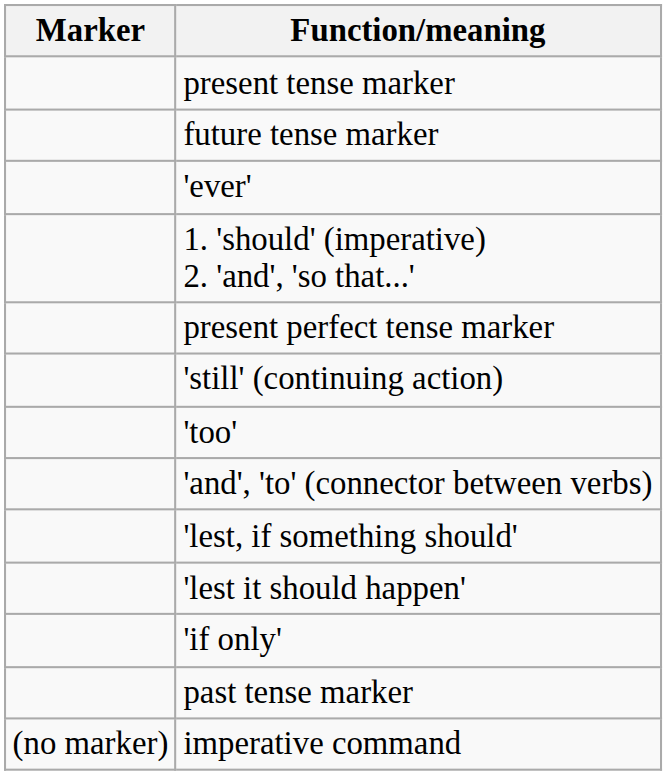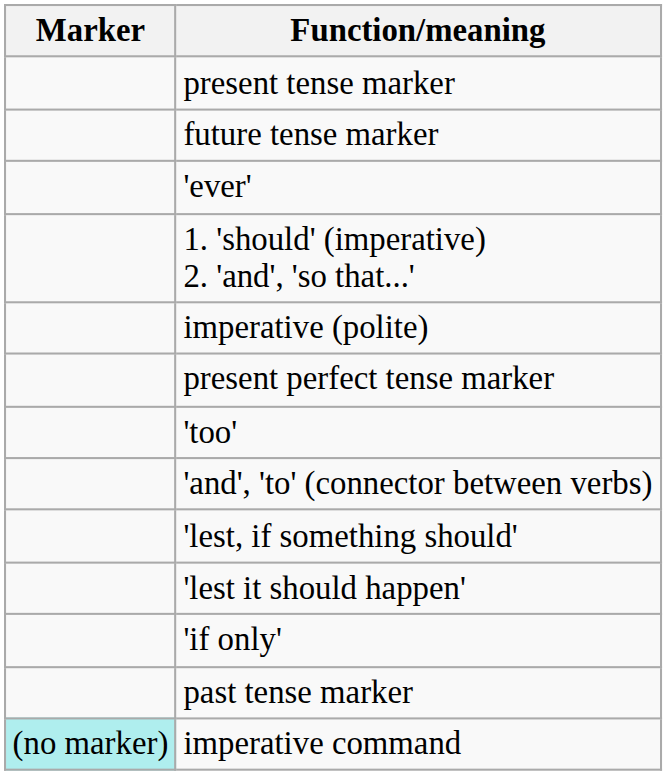+ row: (306, 327)
- row: (343, 379)
(90, 743) no background -> (90, 743) paleturquoise background
